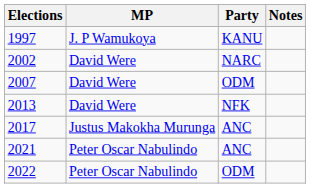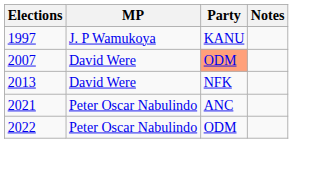- row: (22, 60)
(238, 82) no background -> (220, 60) lightsalmon background
- row: (22, 127)
